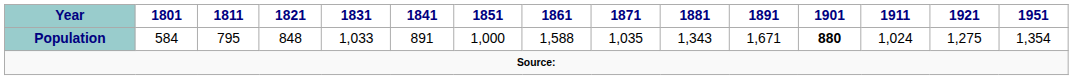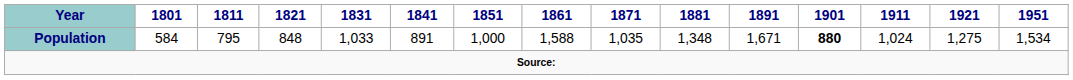(695, 39) 1,343 -> (695, 39) 1,348
(1033, 39) 1,354 -> (1033, 39) 1,534
